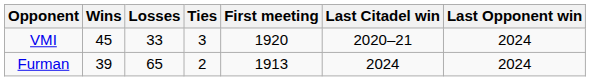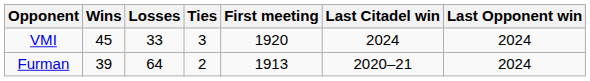(383, 40) 2020–21 -> (383, 40) 2024
(155, 64) 65 -> (155, 64) 64
(383, 64) 2024 -> (383, 64) 2020–21
